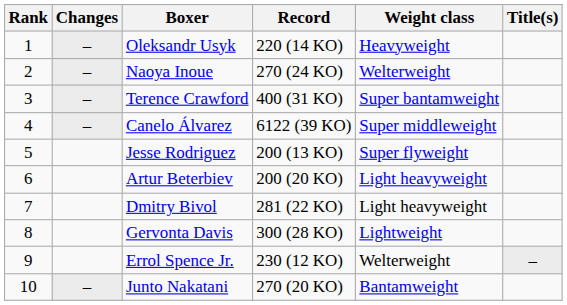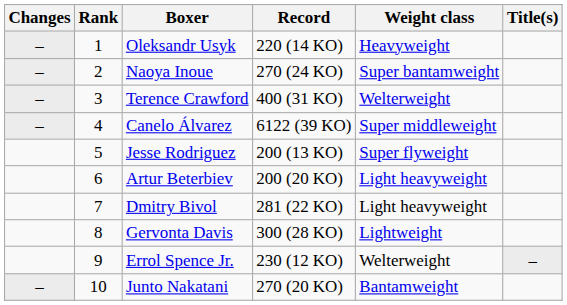columns swapped: (87, 17) <-> (28, 17)
(405, 71) Welterweight -> (429, 71) Super bantamweight
(429, 98) Super bantamweight -> (405, 98) Welterweight
